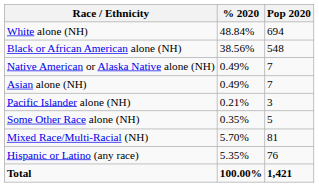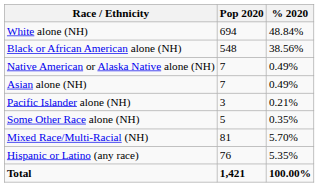columns swapped: (289, 13) <-> (241, 13)
